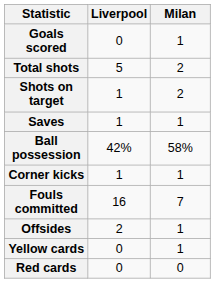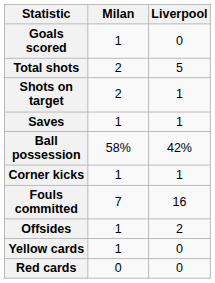columns swapped: (180, 14) <-> (119, 14)
